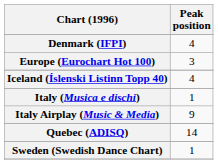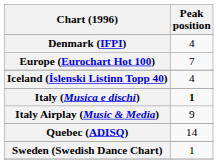(192, 61) 3 -> (192, 61) 7
(192, 97) normal -> (192, 97) bold
